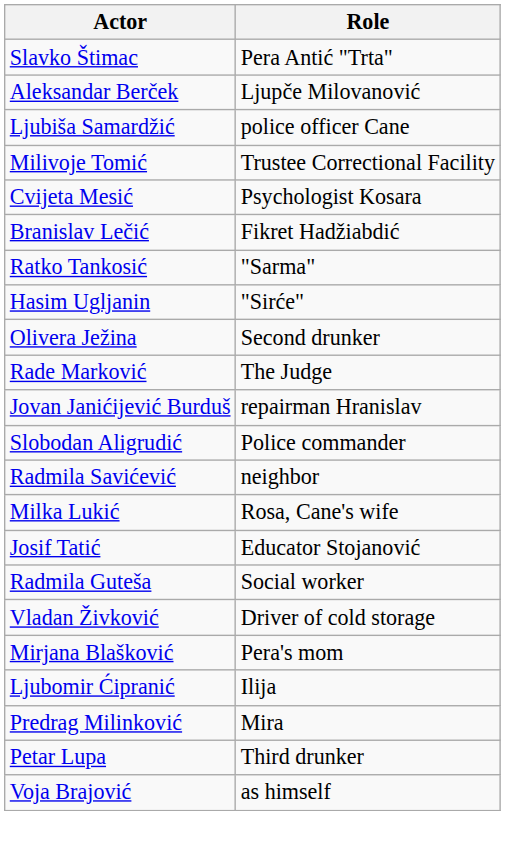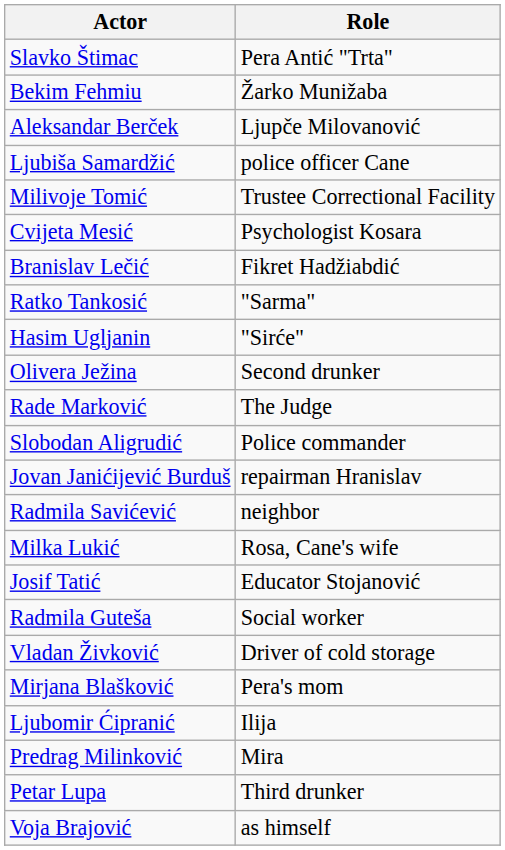+ row: (76, 92)
rows swapped: (120, 407) <-> (96, 442)
